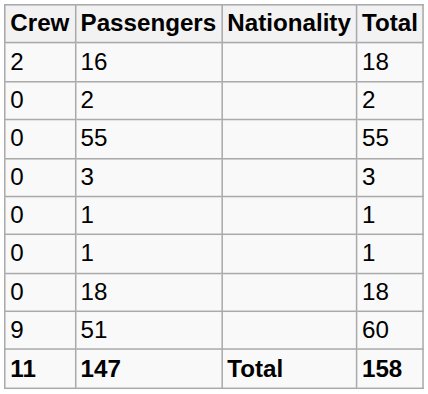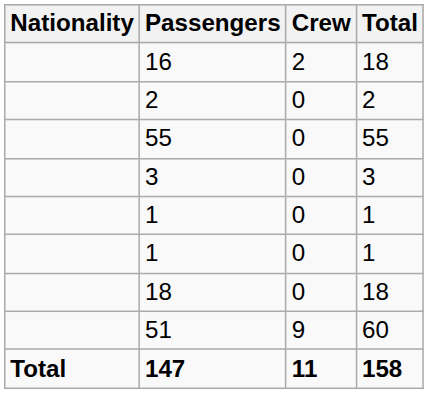columns swapped: (289, 23) <-> (40, 23)
